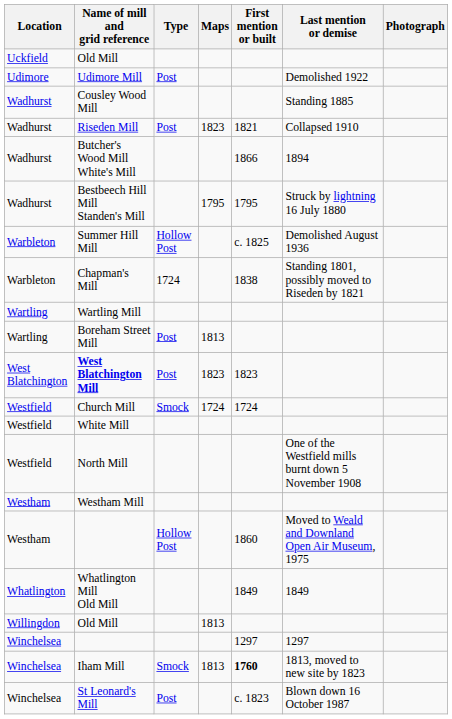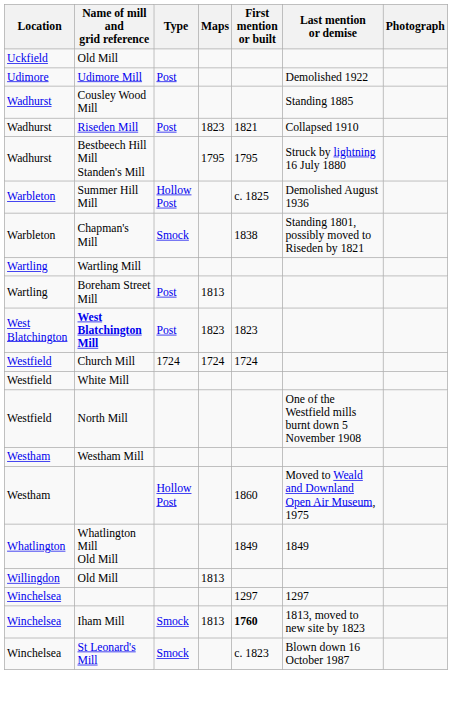- row: (29, 158)
(168, 280) 1724 -> (173, 235) Smock
(173, 406) Smock -> (168, 362) 1724
(166, 698) Post -> (173, 653) Smock
